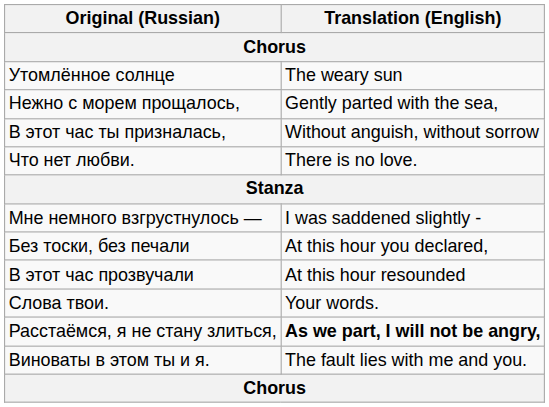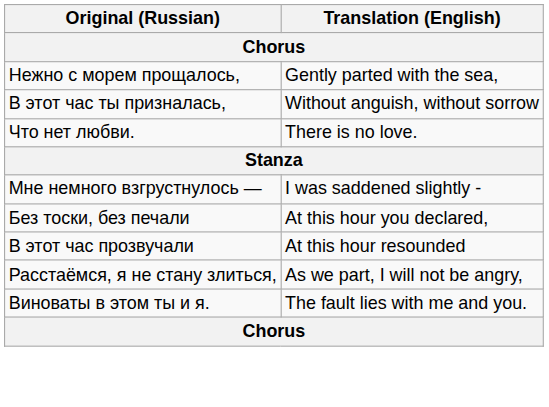- row: (92, 75)
- row: (59, 302)
(413, 331) bold -> (404, 274) normal
